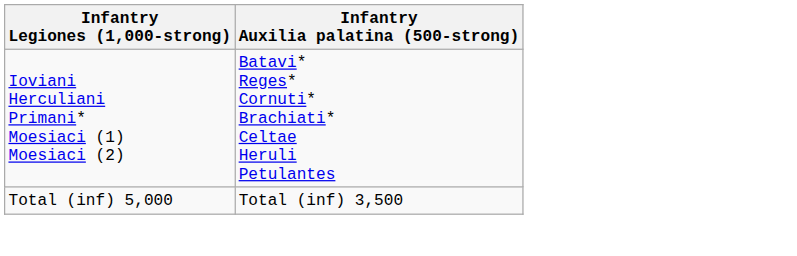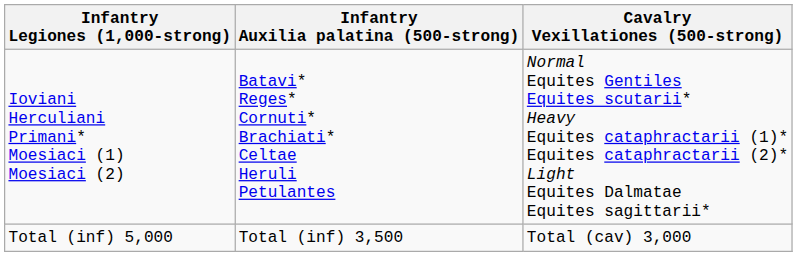+ column: (657, 27)
